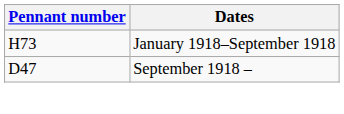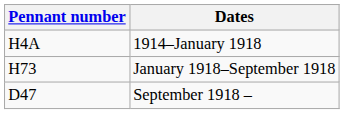+ row: (197, 43)
